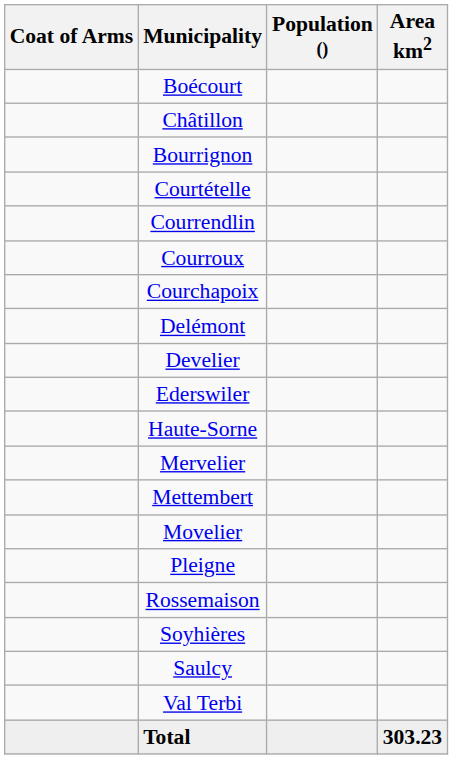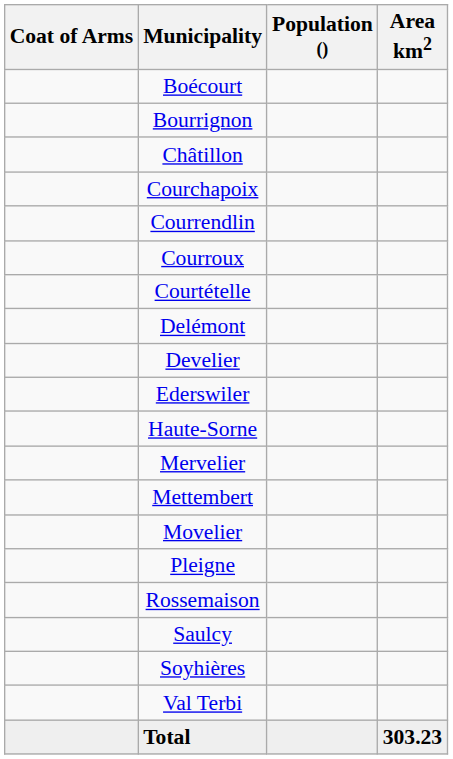rows swapped: (203, 154) <-> (203, 120)
rows swapped: (203, 291) <-> (203, 188)
rows swapped: (203, 668) <-> (203, 634)
